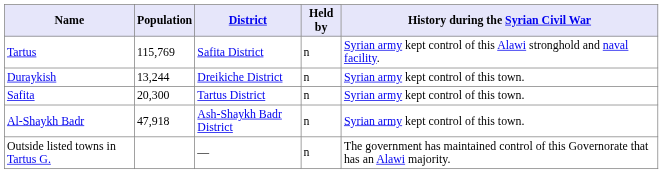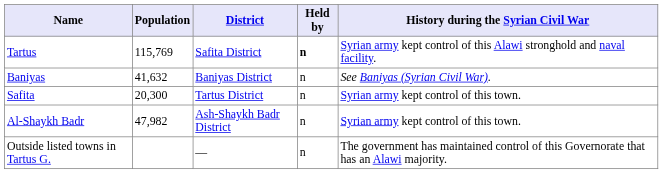(306, 52) normal -> (303, 52) bold
+ row: (26, 77)
- row: (32, 77)
(153, 121) 47,918 -> (151, 121) 47,982
